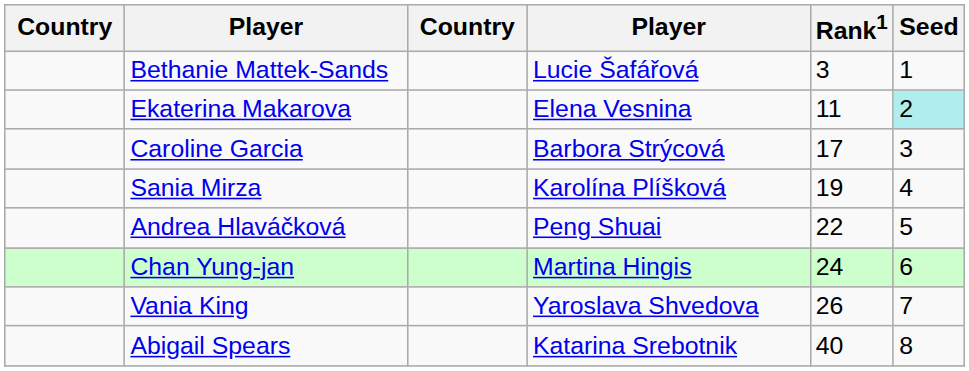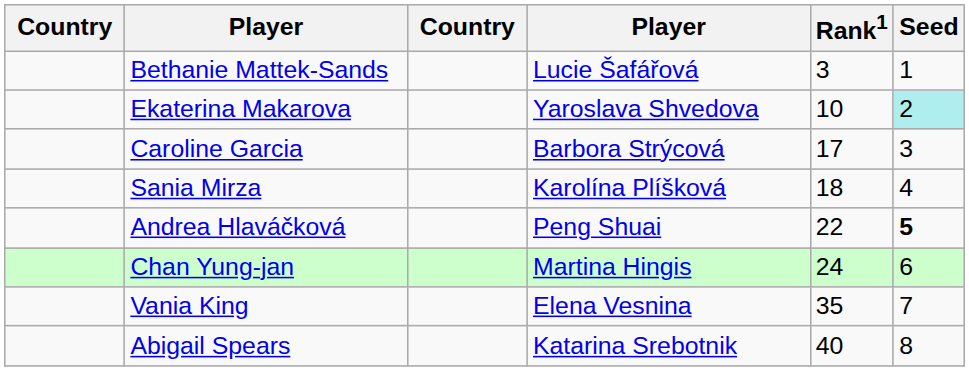(612, 109) Elena Vesnina -> (646, 109) Yaroslava Shvedova
(829, 109) 11 -> (830, 109) 10
(830, 188) 19 -> (830, 188) 18
(906, 227) normal -> (906, 227) bold
(646, 306) Yaroslava Shvedova -> (612, 306) Elena Vesnina
(830, 306) 26 -> (830, 306) 35
